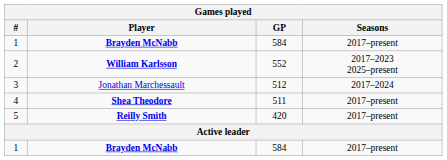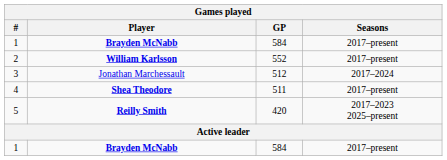(372, 64) 2017–2023 2025–present -> (372, 59) 2017–present
(372, 116) 2017–present -> (372, 111) 2017–2023 2025–present
